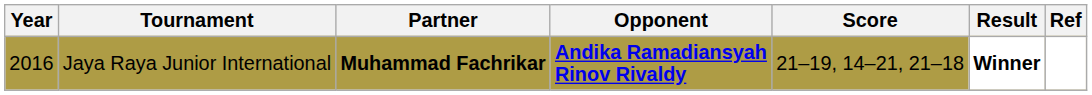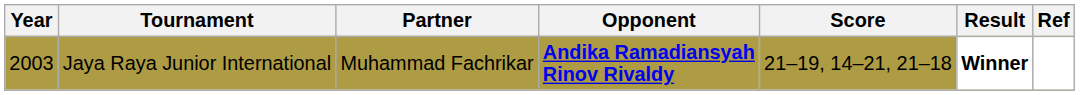(31, 63) 2016 -> (31, 63) 2003
(443, 63) bold -> (437, 63) normal
